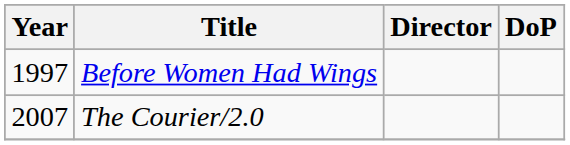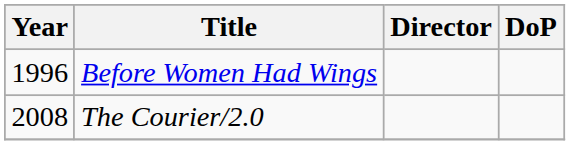(40, 71) 1997 -> (40, 71) 1996
(40, 116) 2007 -> (40, 116) 2008
